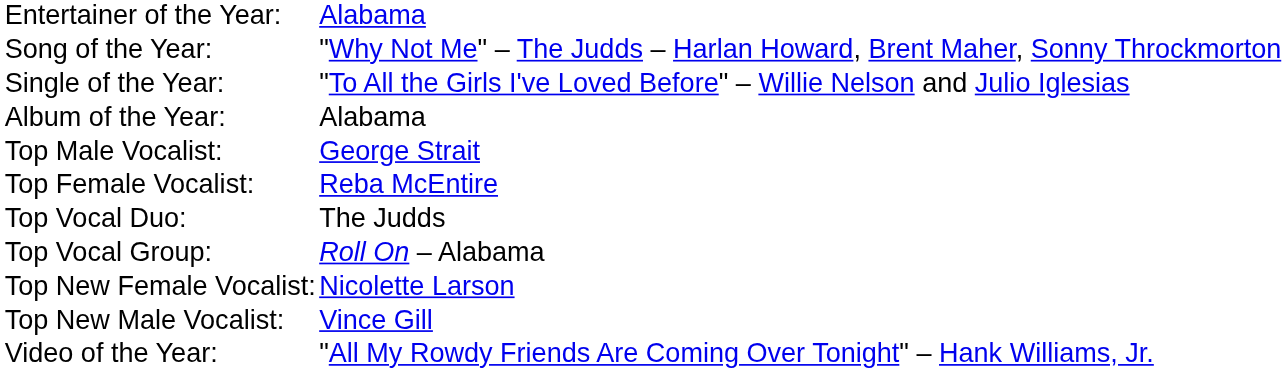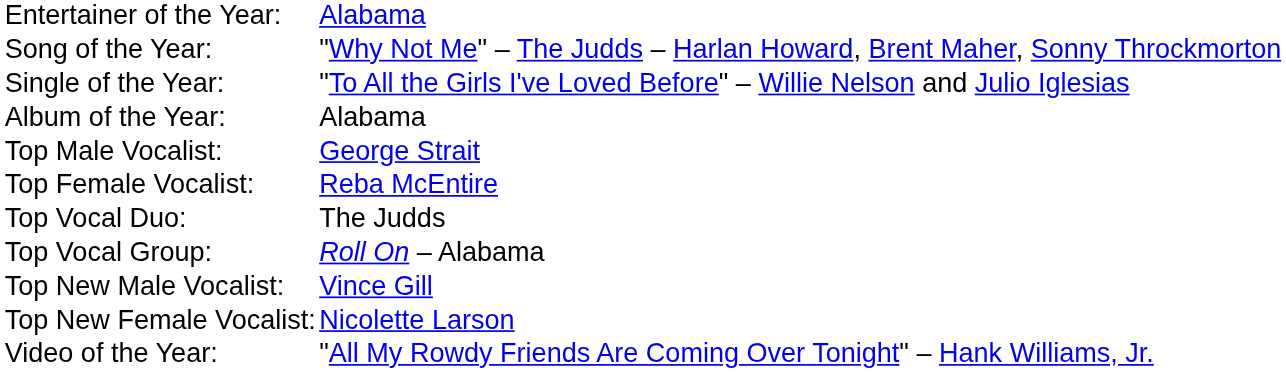rows swapped: (144, 319) <-> (160, 285)
